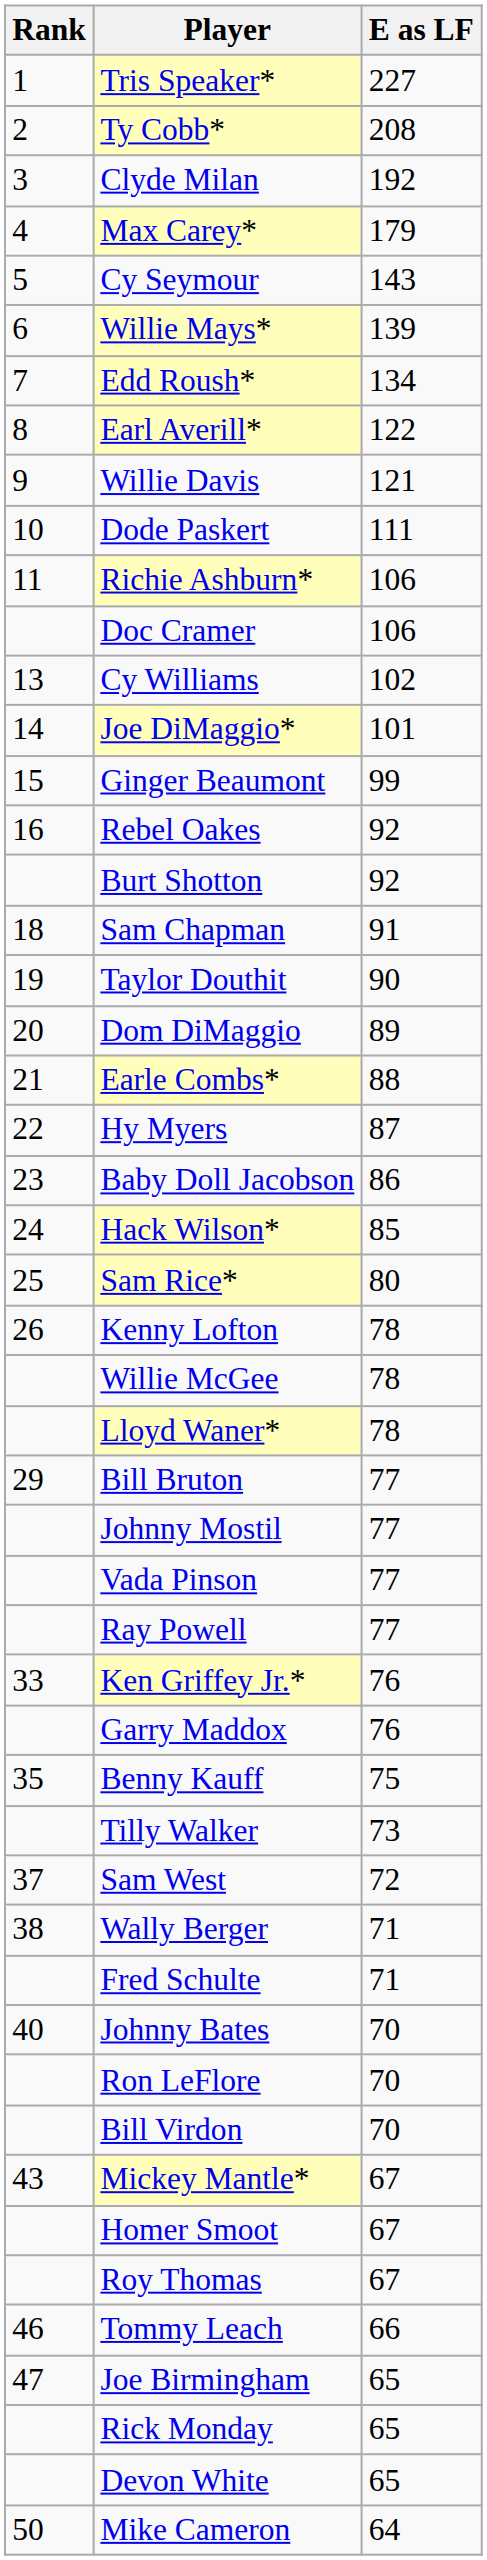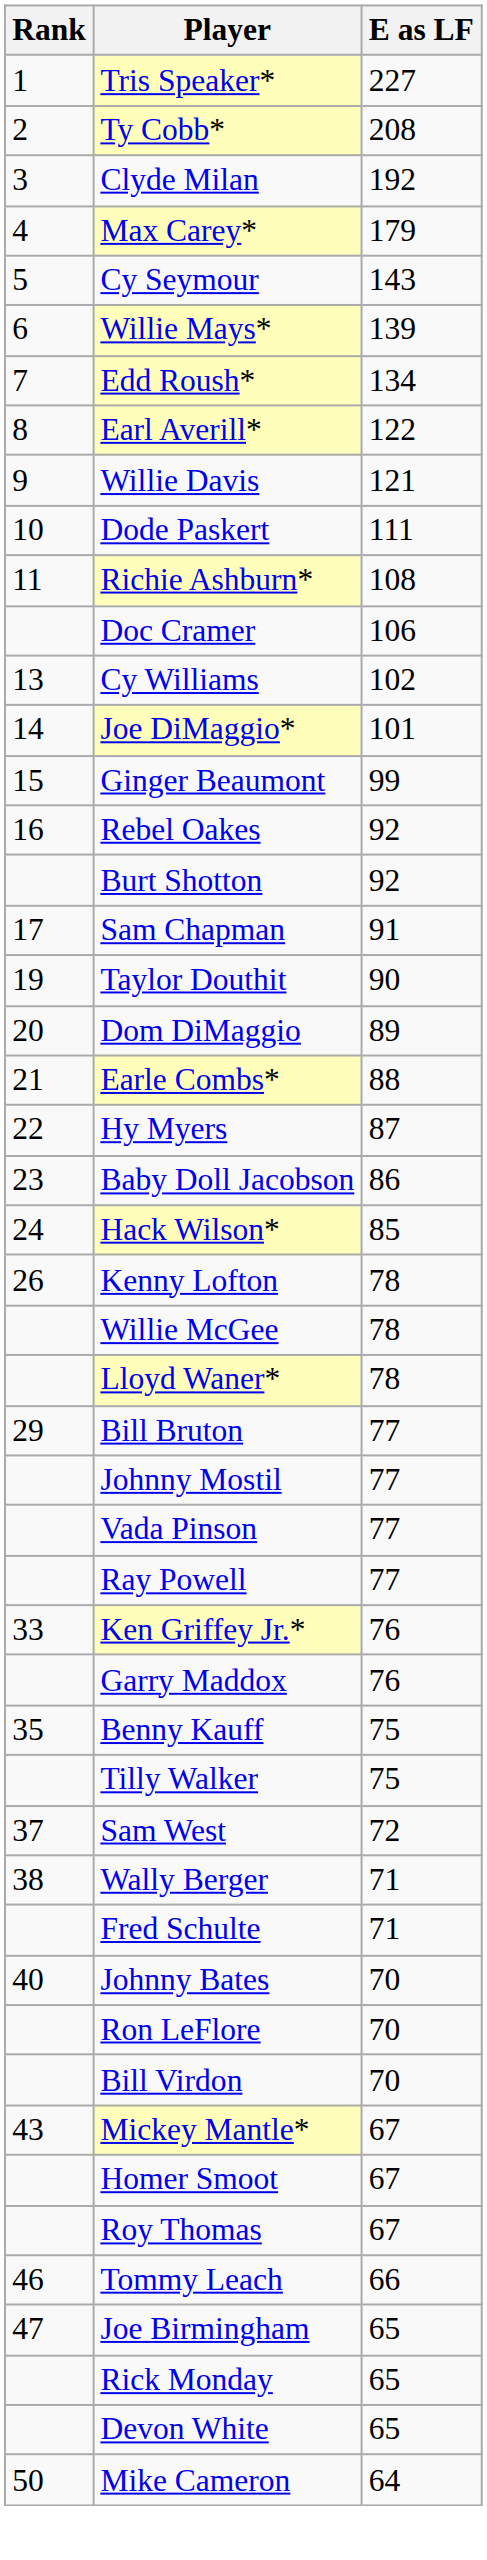(392, 579) 106 -> (392, 579) 108
(28, 929) 18 -> (28, 929) 17
- row: (169, 1279)
(385, 1829) 73 -> (385, 1779) 75
